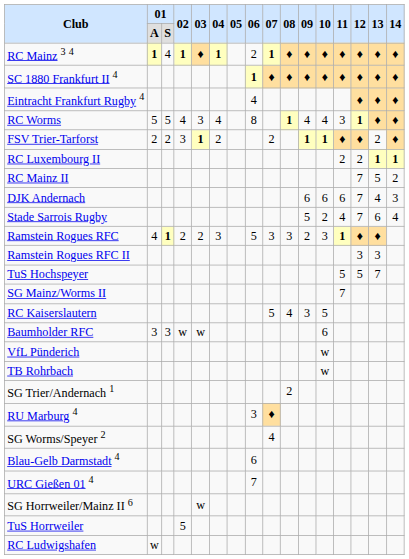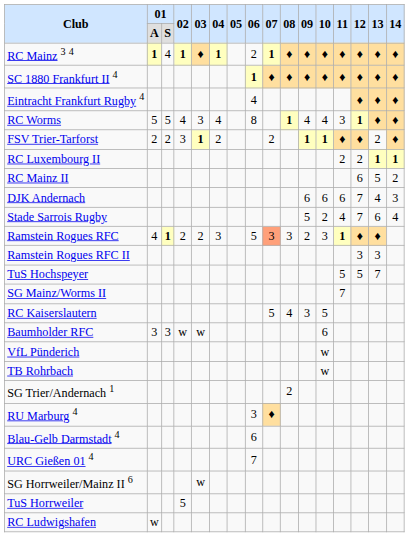(360, 178) 7 -> (360, 178) 6
(272, 236) no background -> (272, 236) lightsalmon background
- row: (56, 437)
